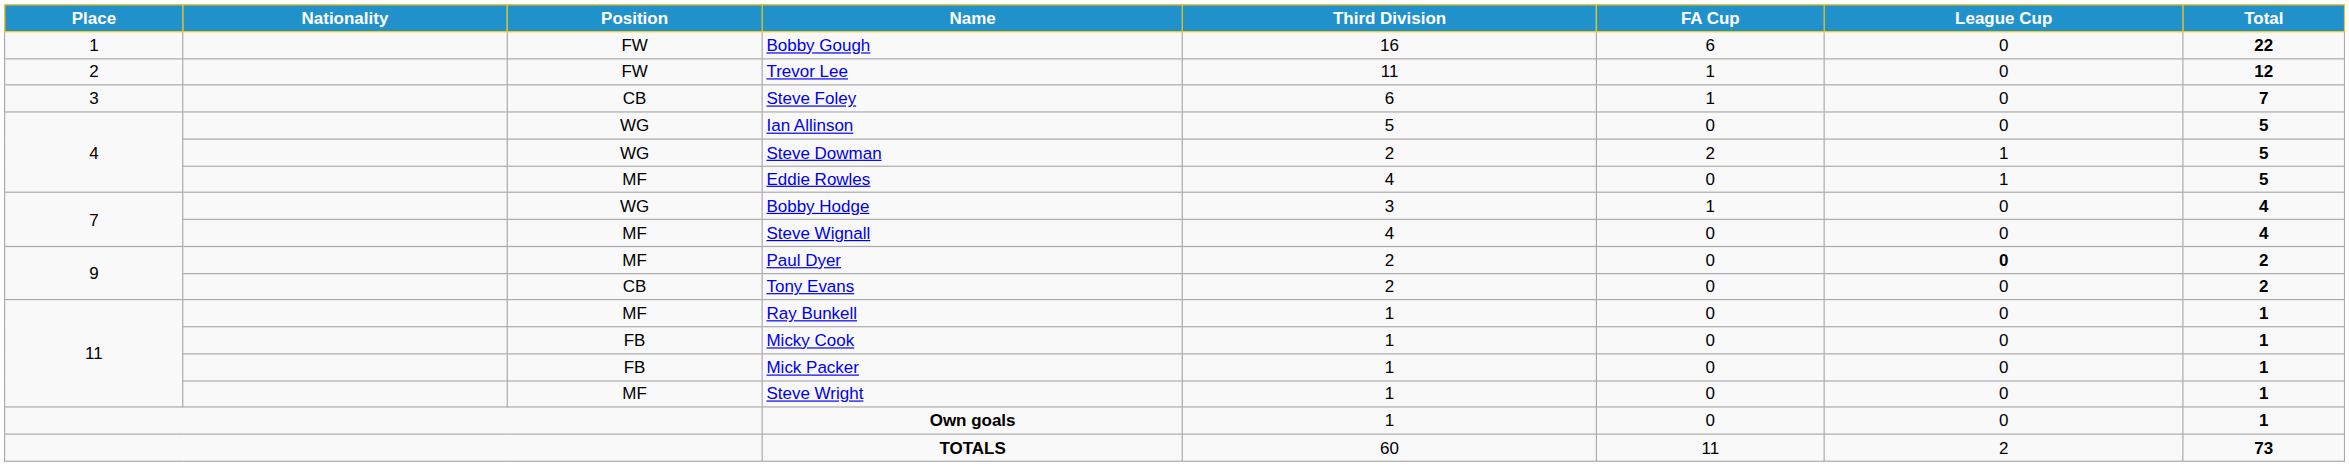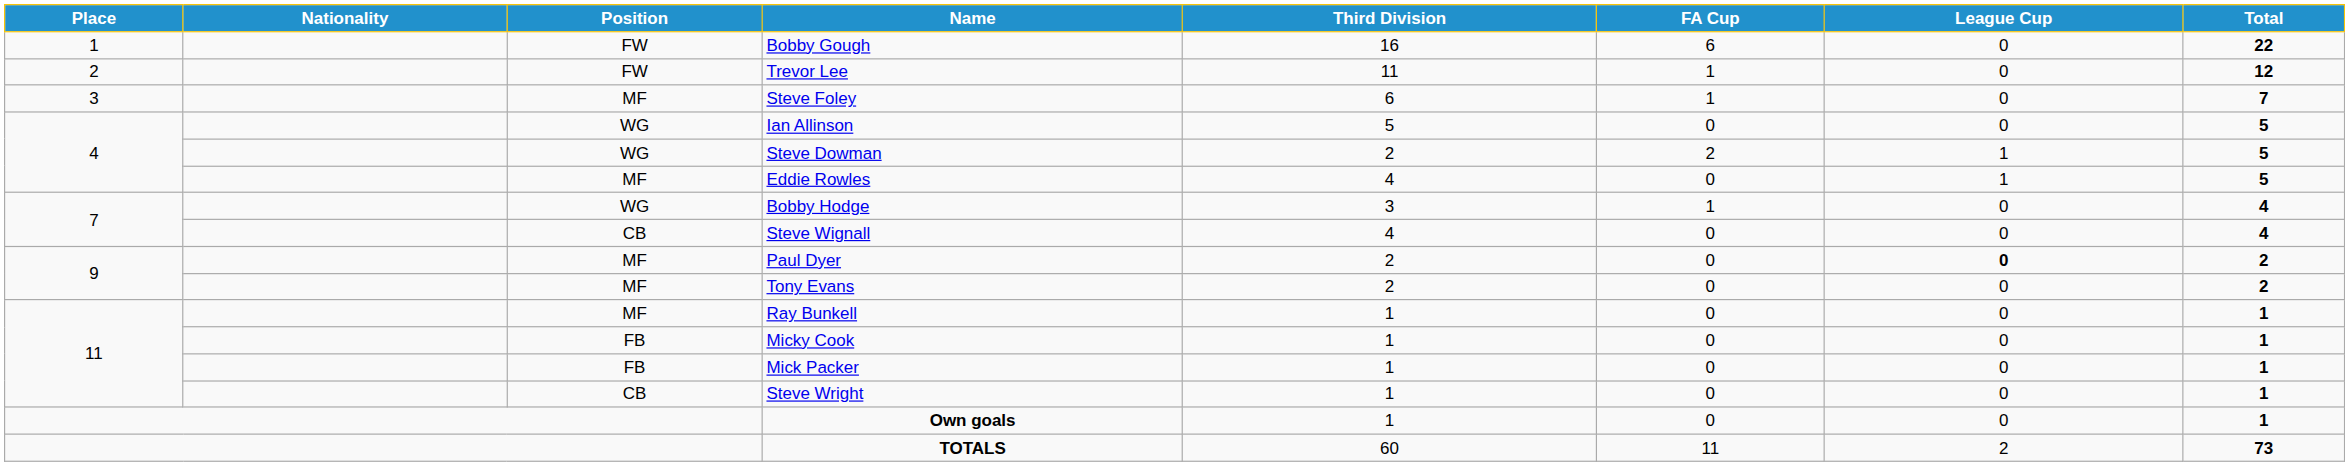(635, 99) CB -> (635, 99) MF
(635, 233) MF -> (635, 233) CB
(635, 287) CB -> (635, 287) MF
(635, 394) MF -> (635, 394) CB
